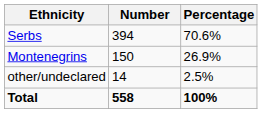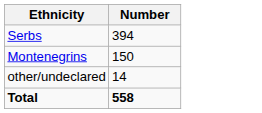- column: (219, 14)
